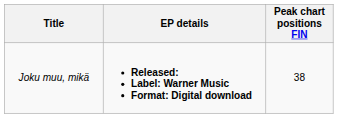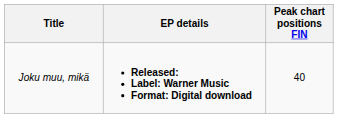(299, 78) 38 -> (299, 78) 40
